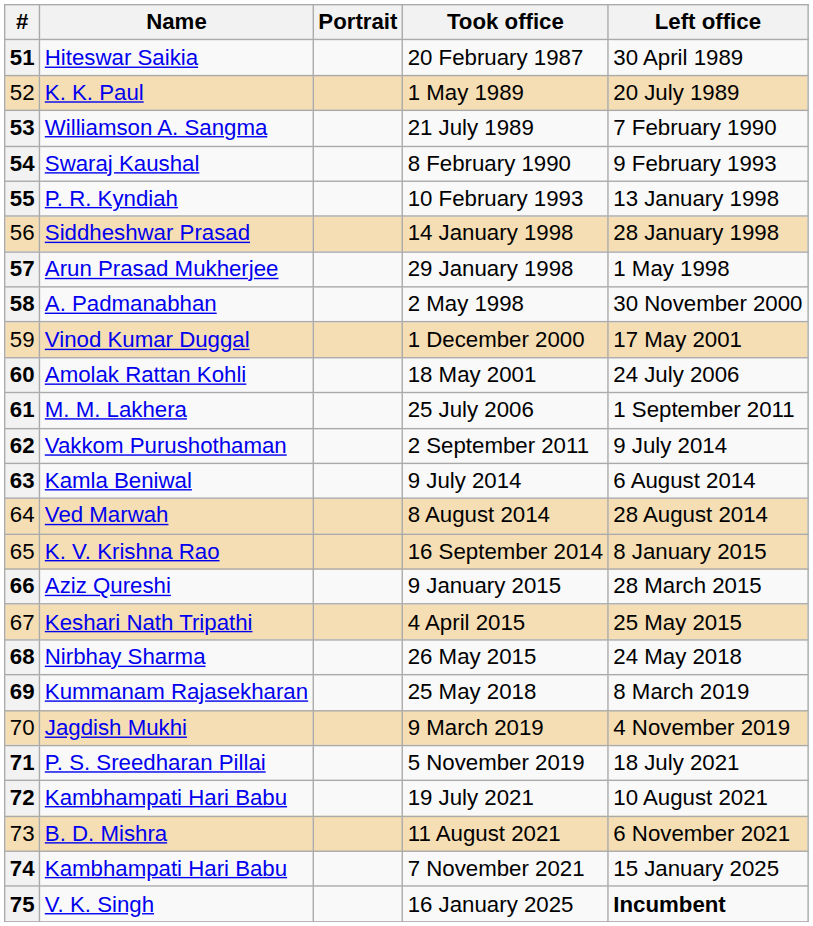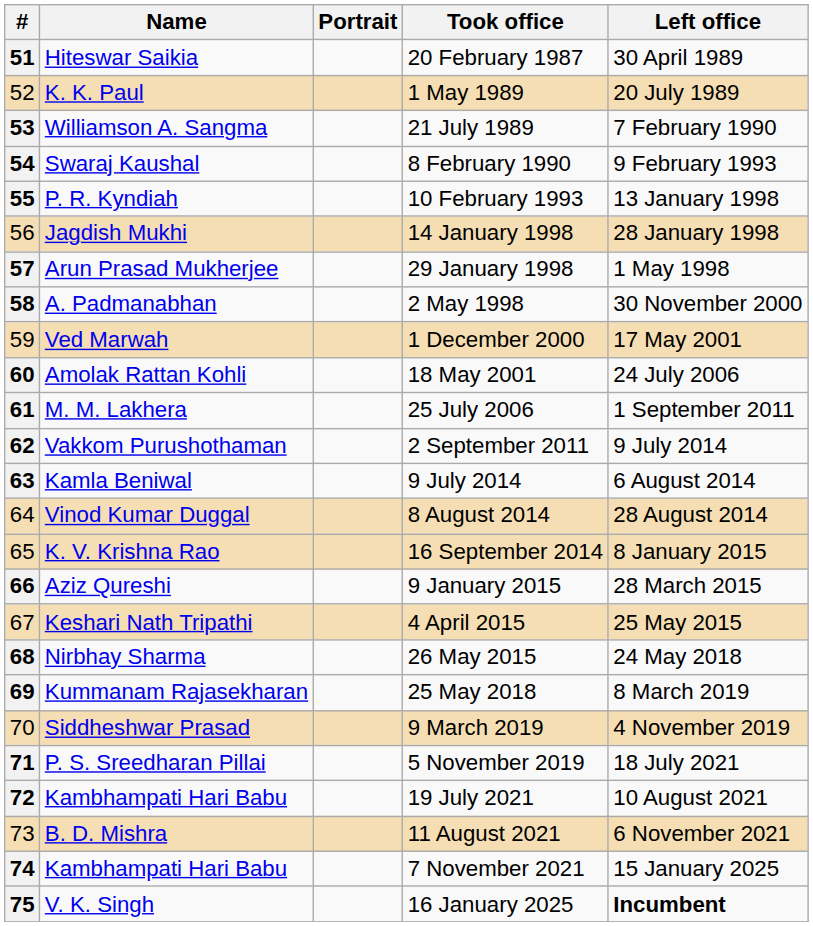(147, 233) Siddheshwar Prasad -> (116, 233) Jagdish Mukhi
(147, 339) Vinod Kumar Duggal -> (107, 339) Ved Marwah
(107, 515) Ved Marwah -> (147, 515) Vinod Kumar Duggal
(116, 727) Jagdish Mukhi -> (147, 727) Siddheshwar Prasad
